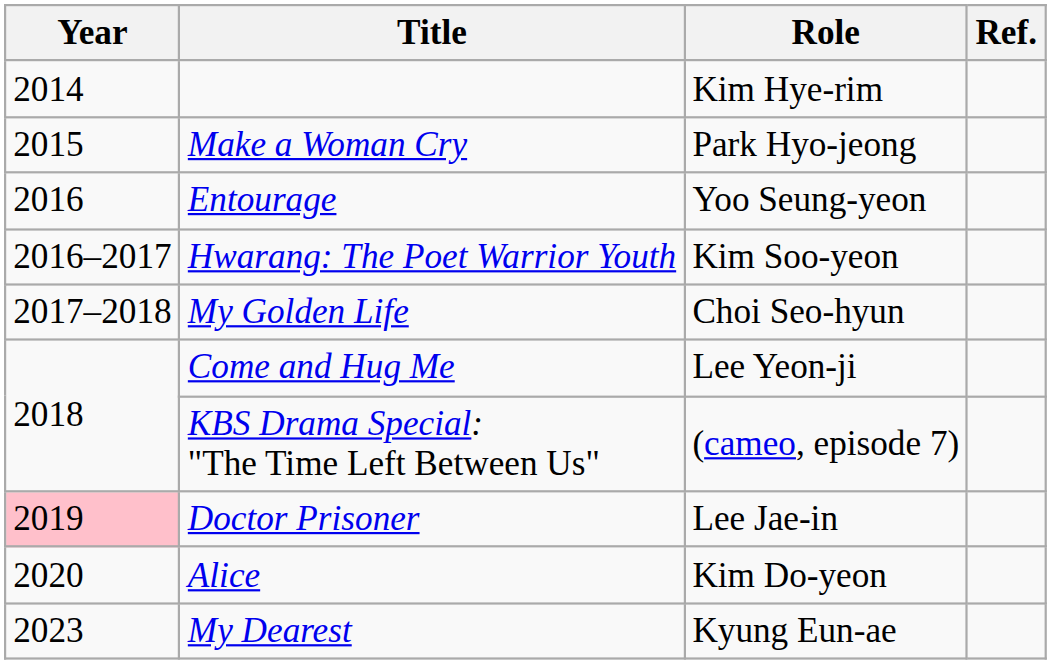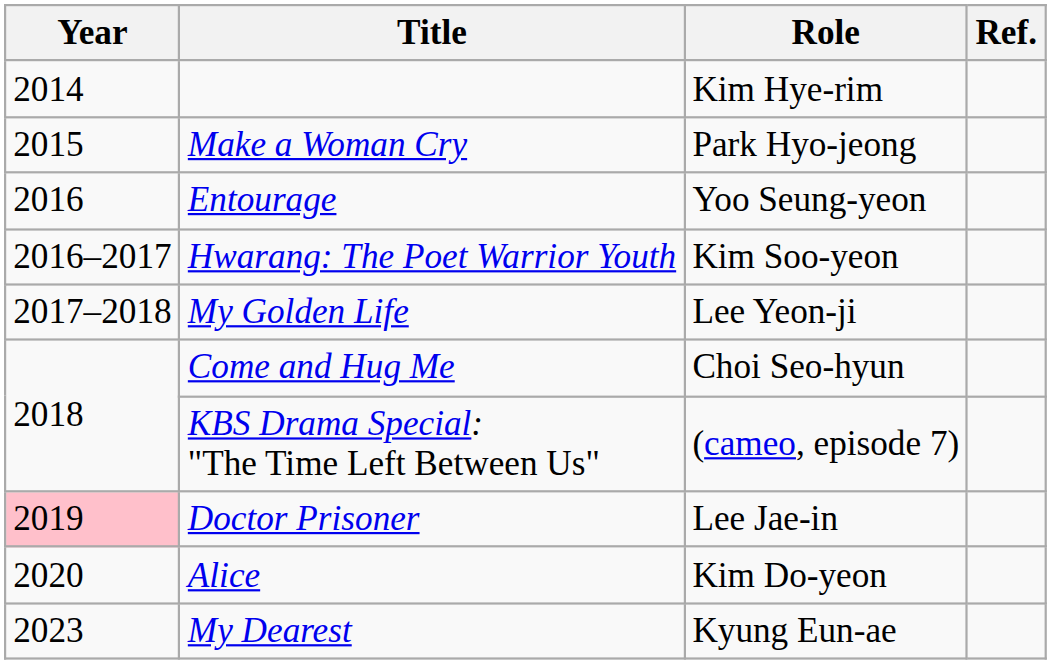(798, 311) Choi Seo-hyun -> (775, 311) Lee Yeon-ji
(775, 367) Lee Yeon-ji -> (798, 367) Choi Seo-hyun
